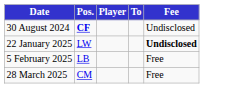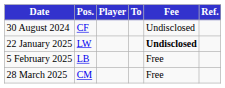+ column: (210, 12)
(83, 28) bold -> (83, 28) normal
